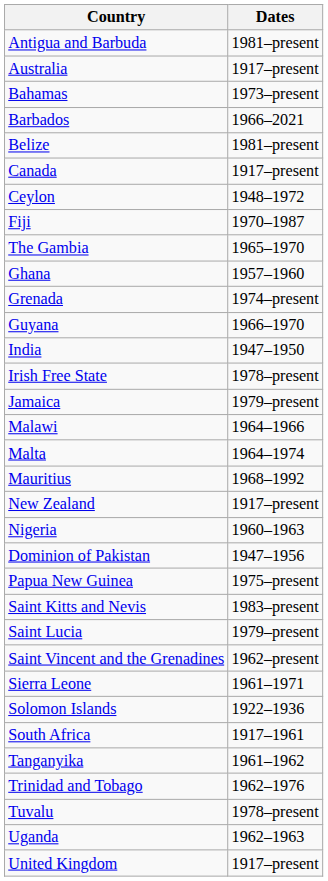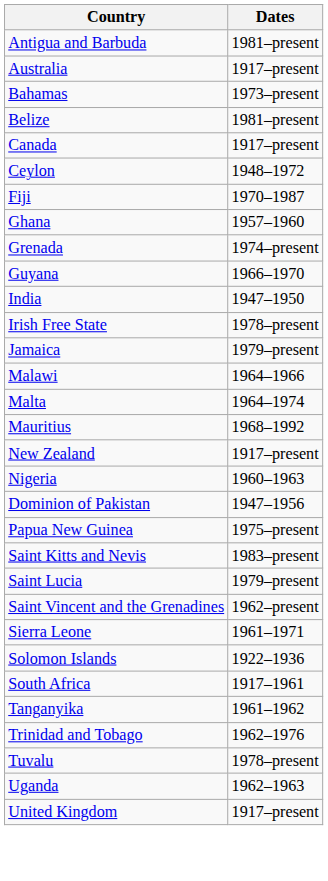- row: (39, 119)
- row: (48, 247)
